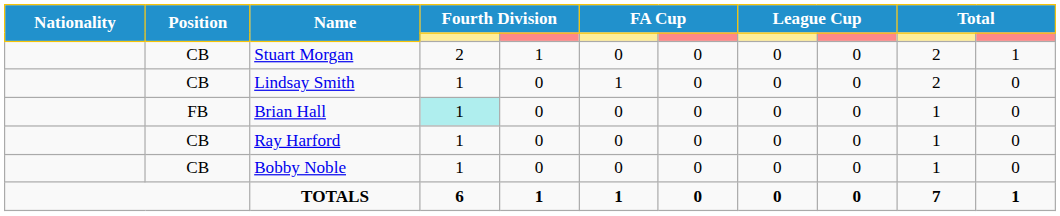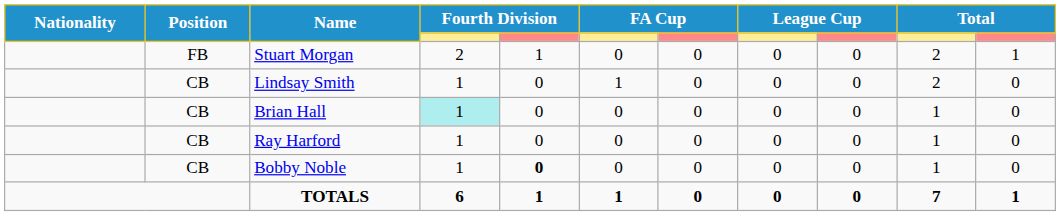(198, 55) CB -> (198, 55) FB
(198, 111) FB -> (198, 111) CB
(539, 168) normal -> (539, 168) bold
